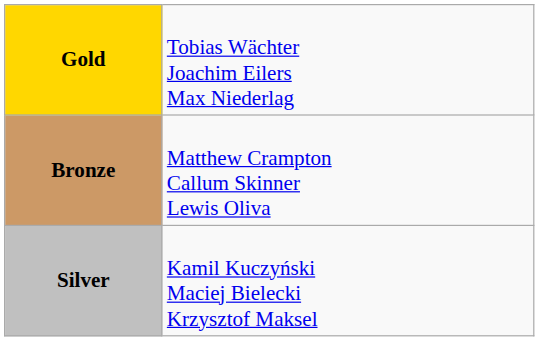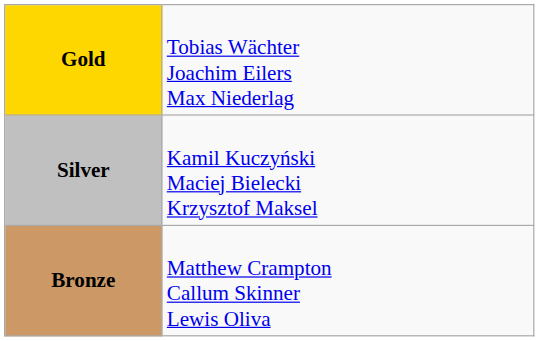rows swapped: (83, 280) <-> (83, 169)
